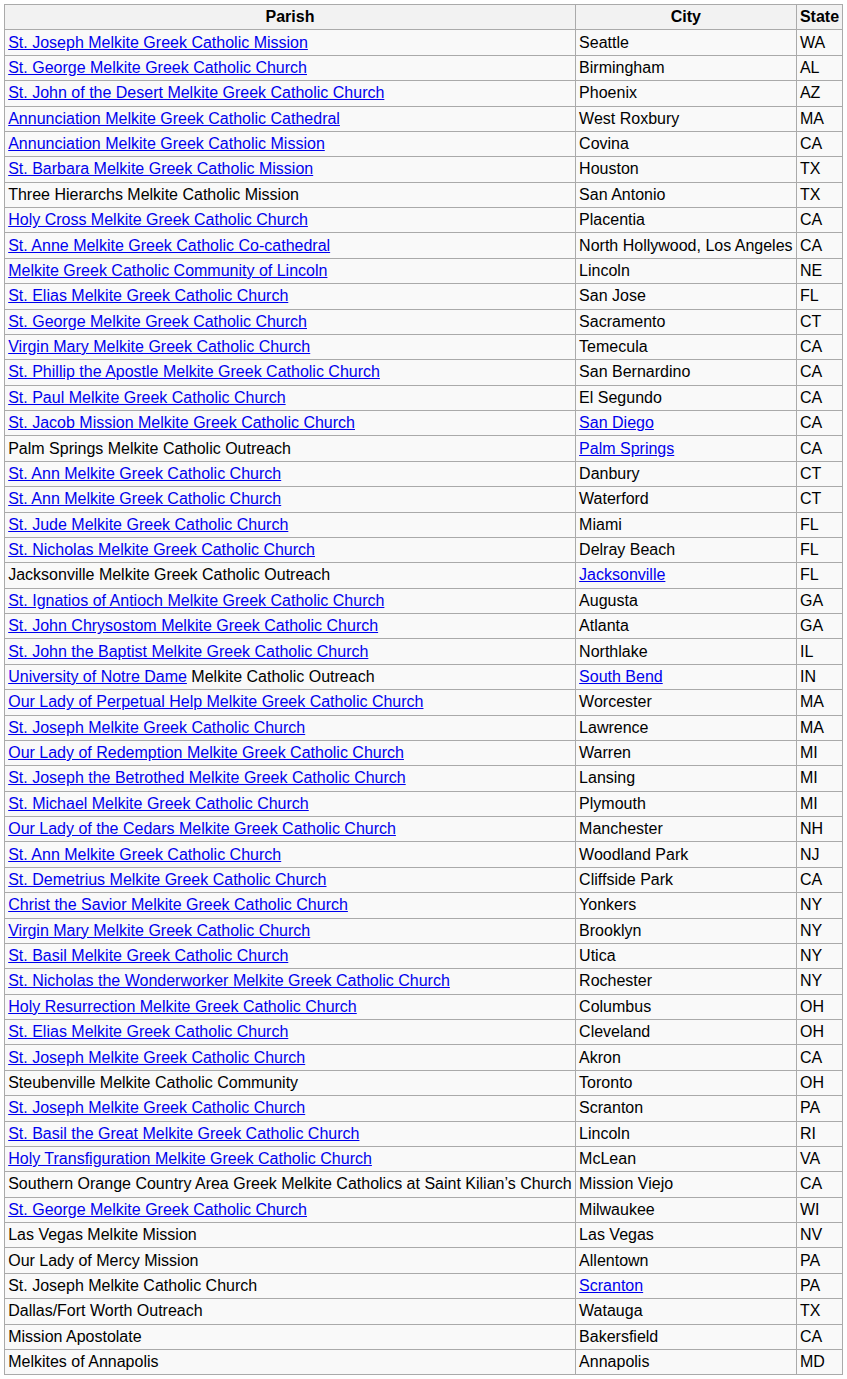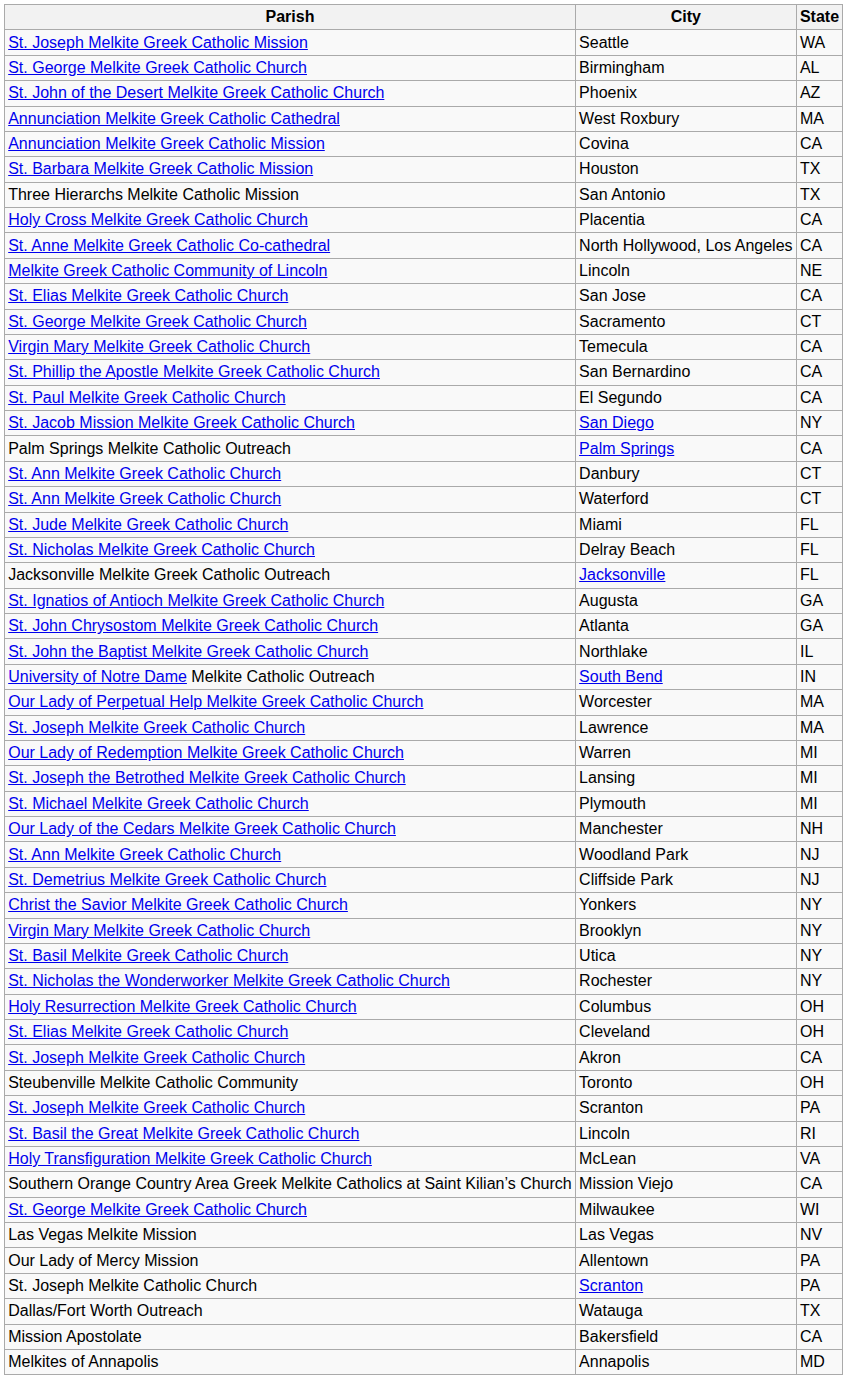(809, 296) FL -> (811, 296) CA
(811, 423) CA -> (811, 423) NY
(811, 879) CA -> (810, 879) NJ
